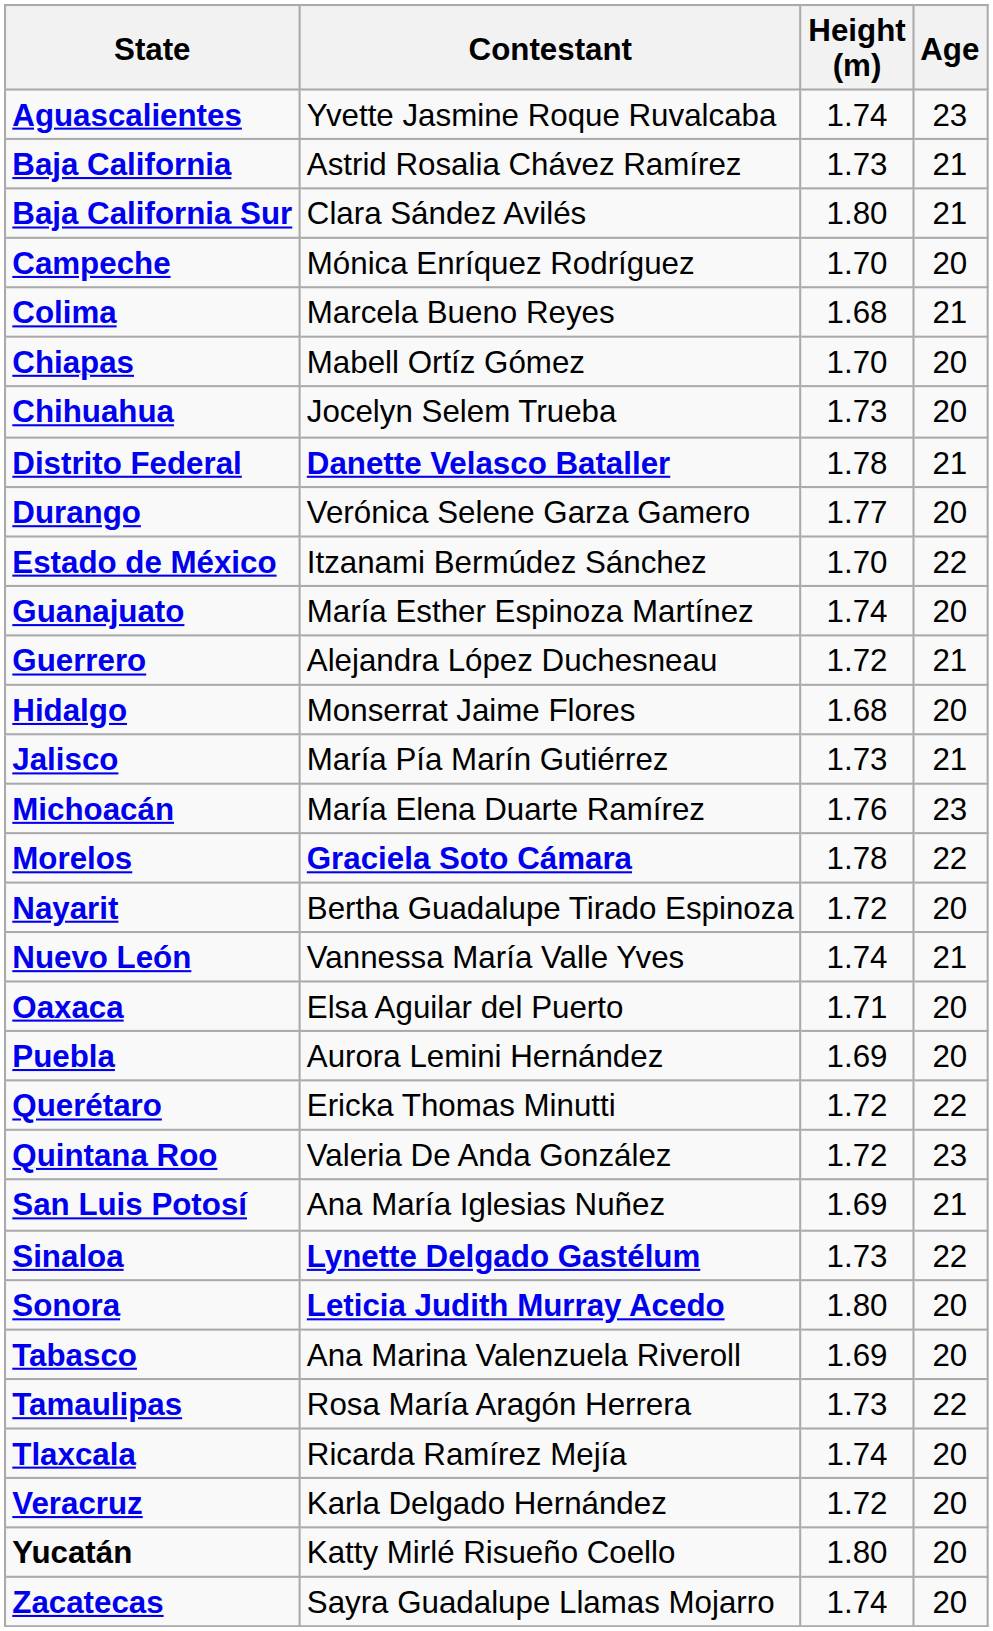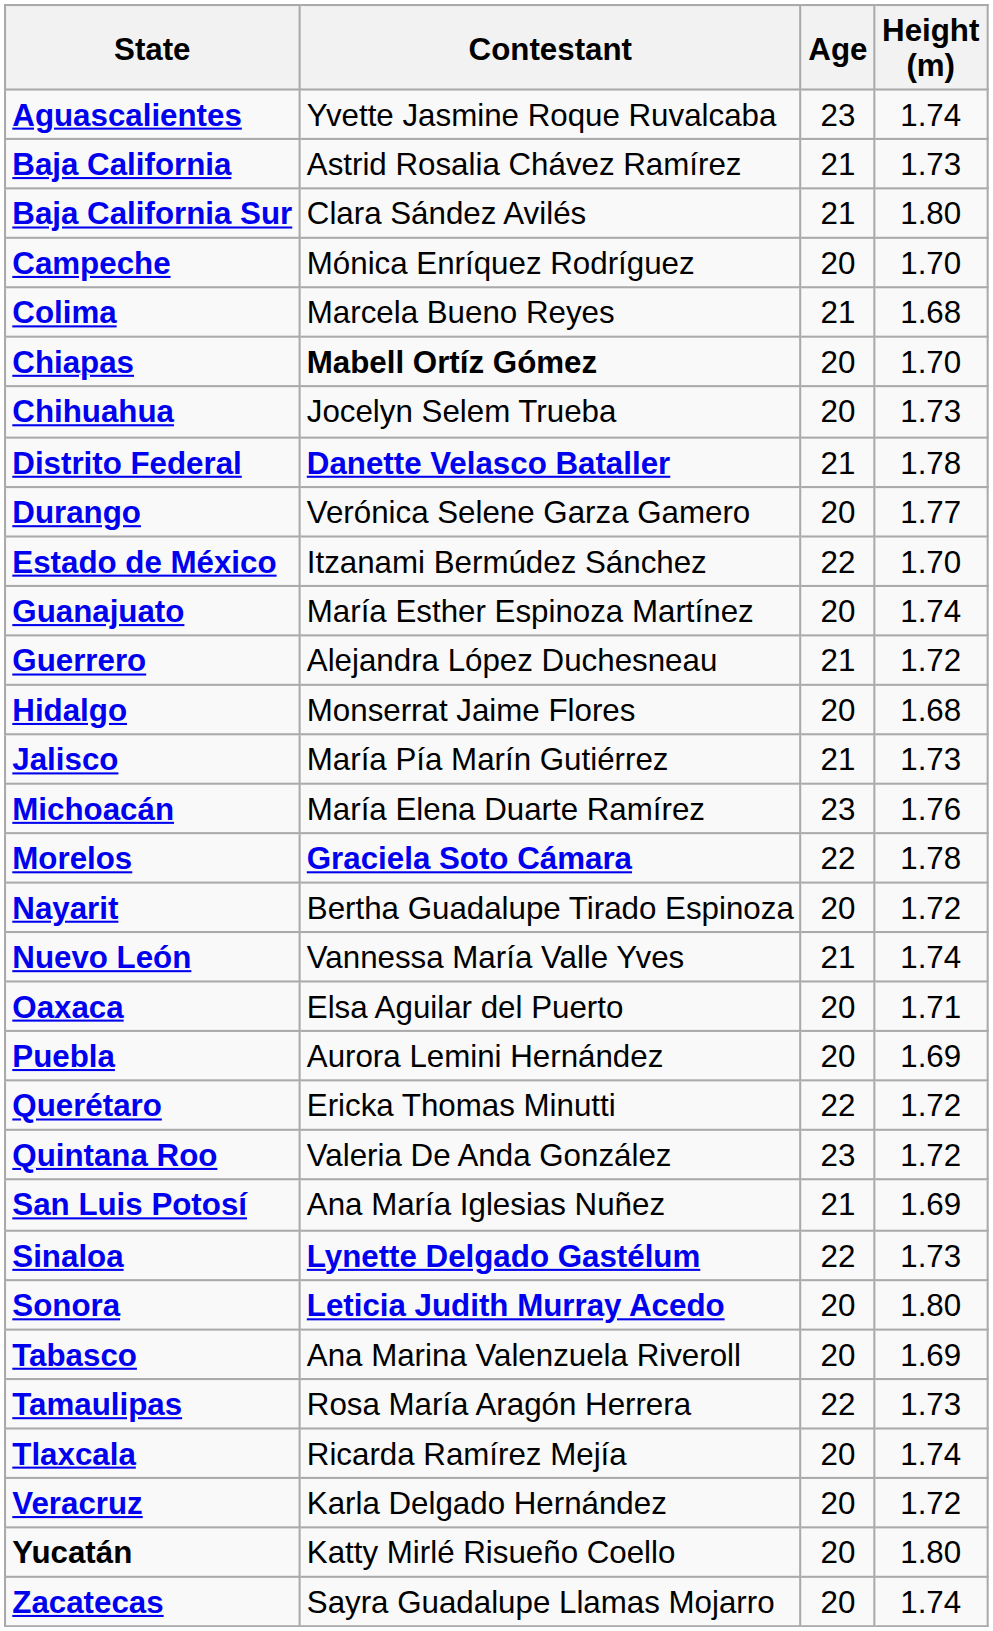columns swapped: (950, 48) <-> (857, 48)
(446, 362) normal -> (452, 362) bold
